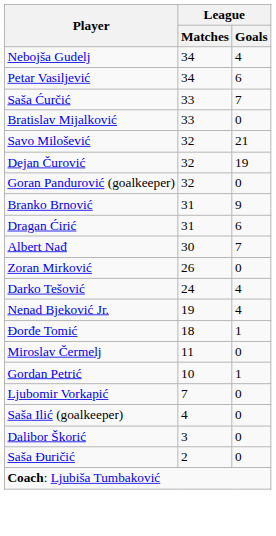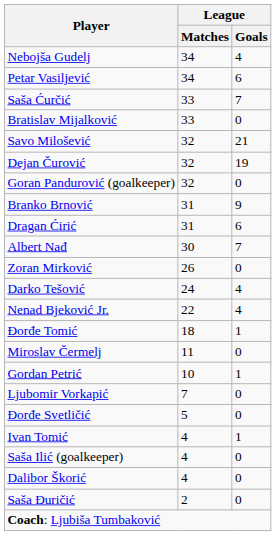(188, 309) 19 -> (188, 309) 22
+ row: (49, 415)
+ row: (38, 436)
(184, 436) 3 -> (184, 478) 4
